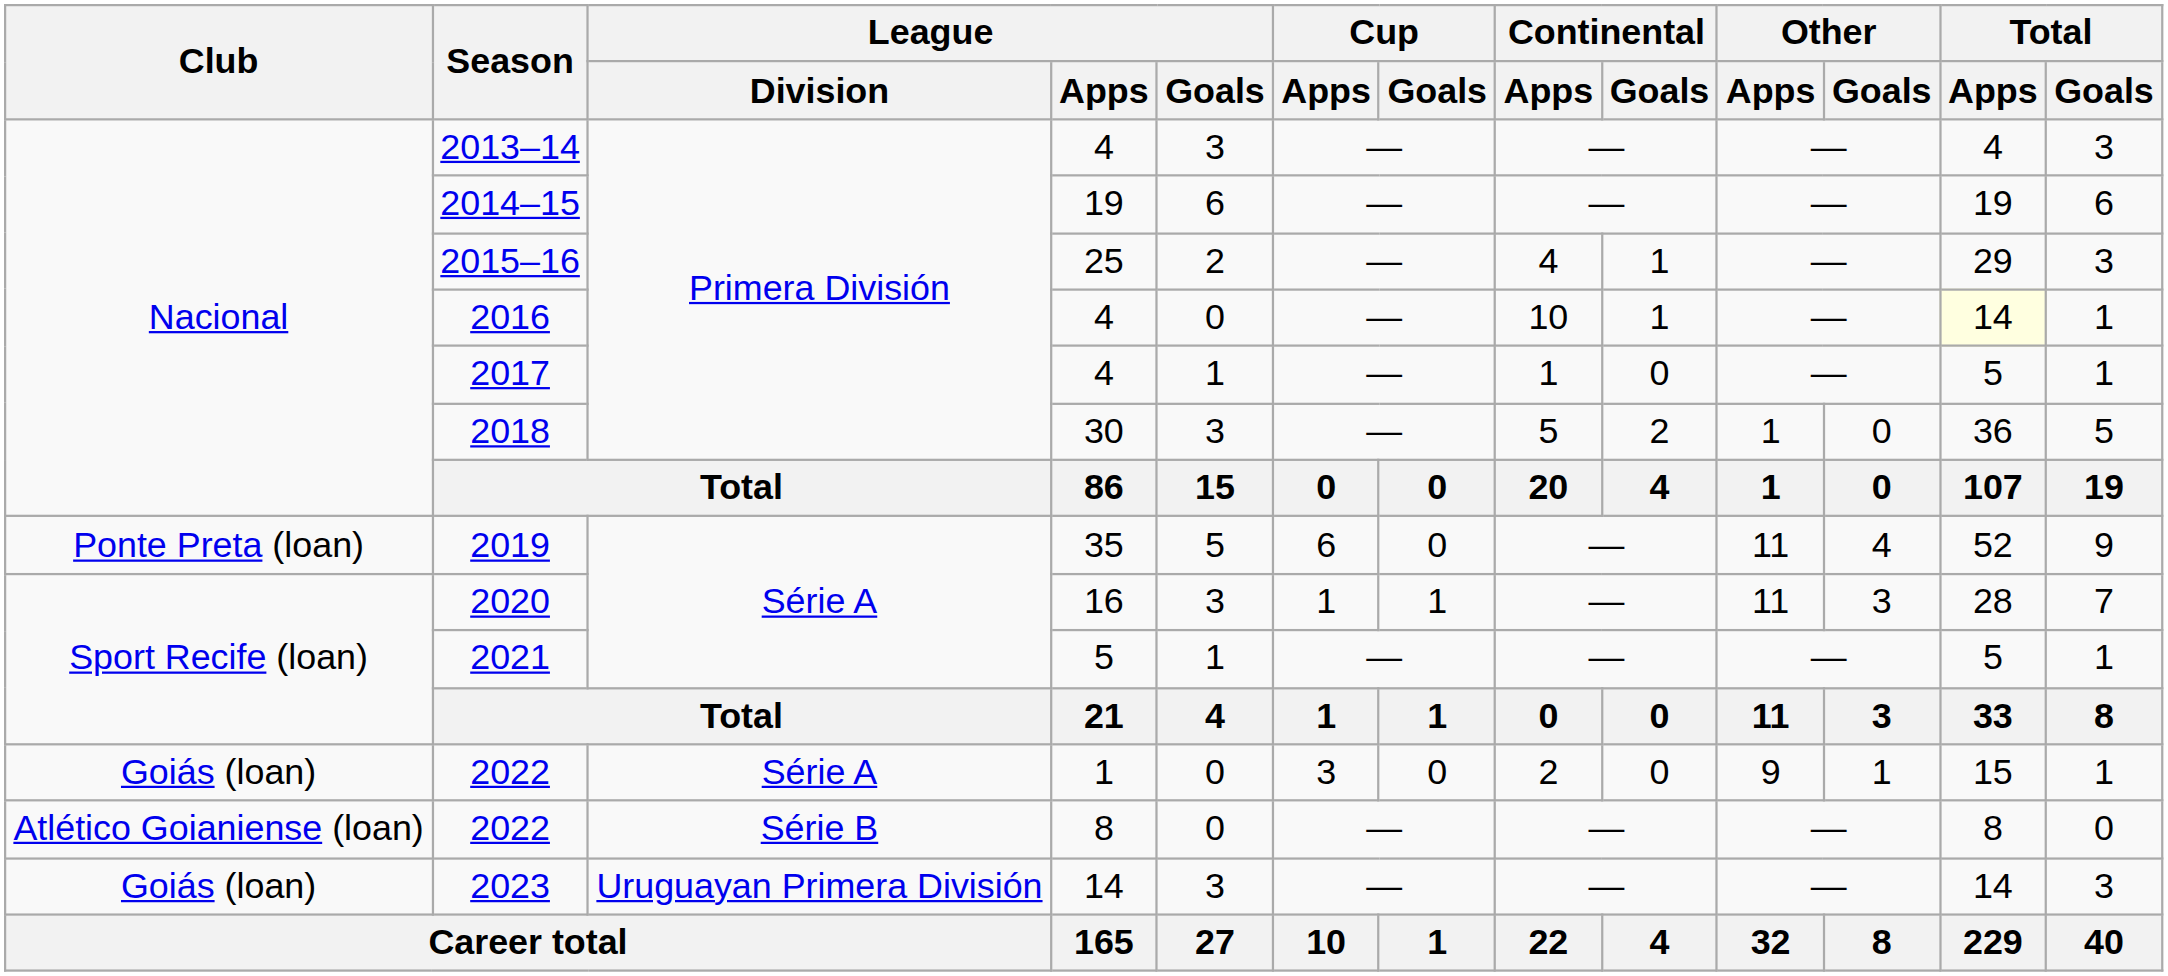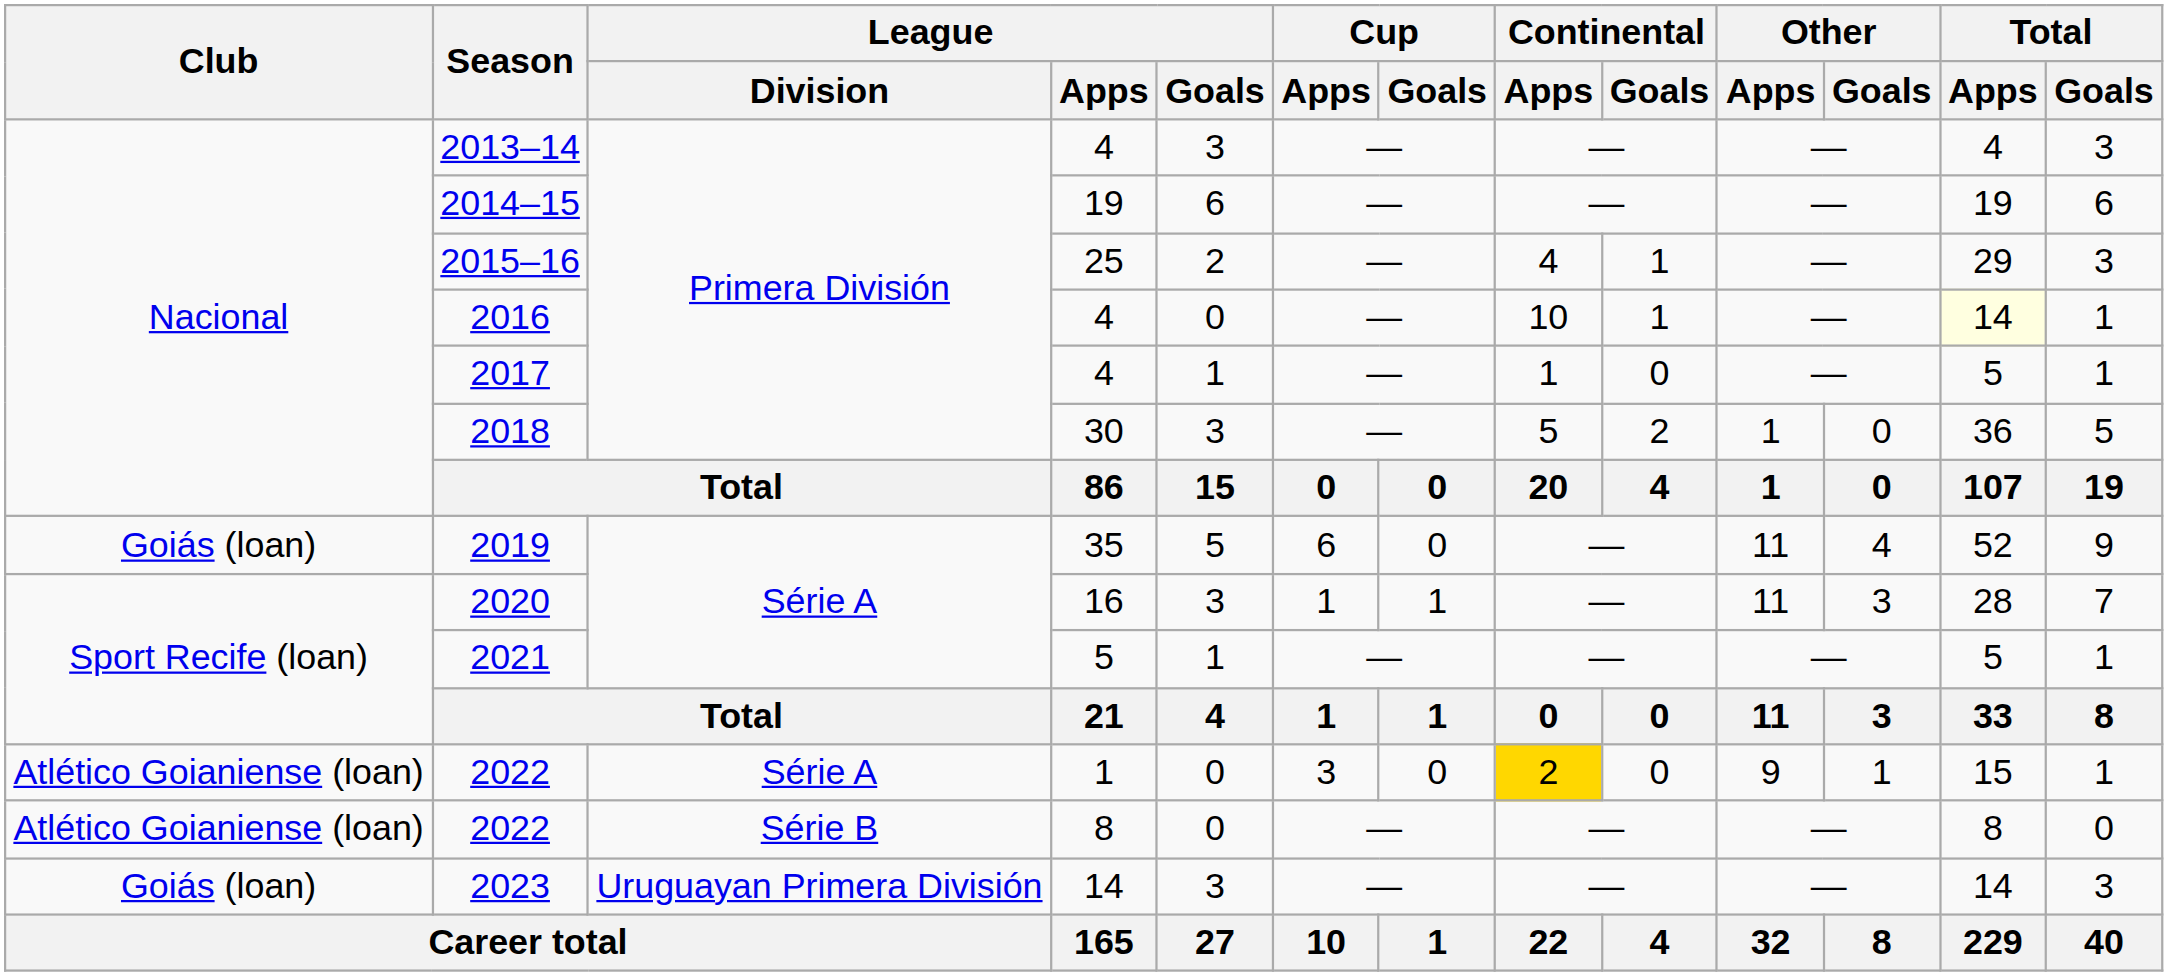(219, 544) Ponte Preta (loan) -> (219, 544) Goiás (loan)
(219, 771) Goiás (loan) -> (219, 771) Atlético Goianiense (loan)
(1548, 771) no background -> (1548, 771) gold background
